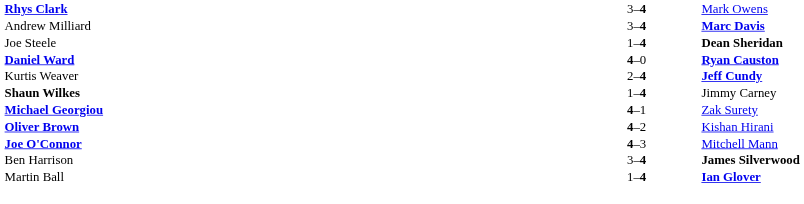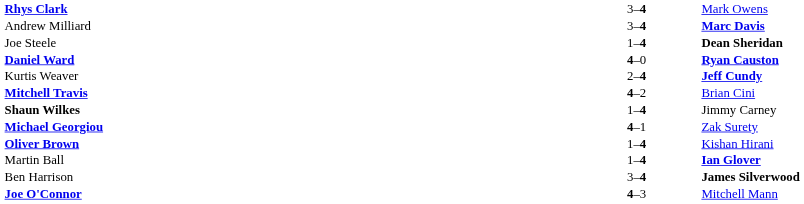+ row: (46, 93)
(637, 126) 4–2 -> (637, 143) 1–4
rows swapped: (34, 177) <-> (43, 143)
